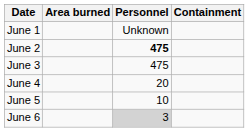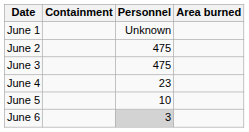columns swapped: (78, 13) <-> (207, 13)
(159, 48) bold -> (162, 48) normal
(162, 83) 20 -> (165, 83) 23
